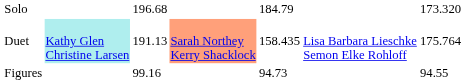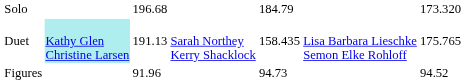(213, 48) lightsalmon background -> (213, 48) no background
(441, 41) 175.764 -> (441, 41) 175.765
(147, 72) 99.16 -> (147, 72) 91.96
(434, 72) 94.55 -> (434, 72) 94.52
